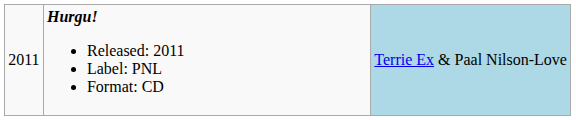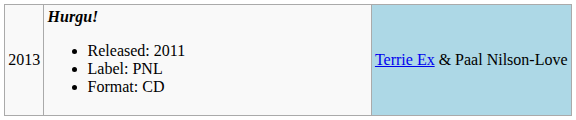(24, 60) 2011 -> (24, 60) 2013
